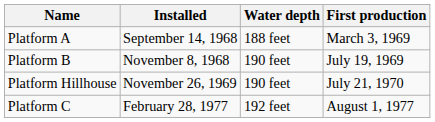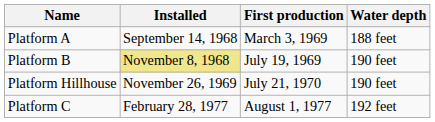columns swapped: (376, 15) <-> (282, 15)
(176, 60) no background -> (176, 60) khaki background
